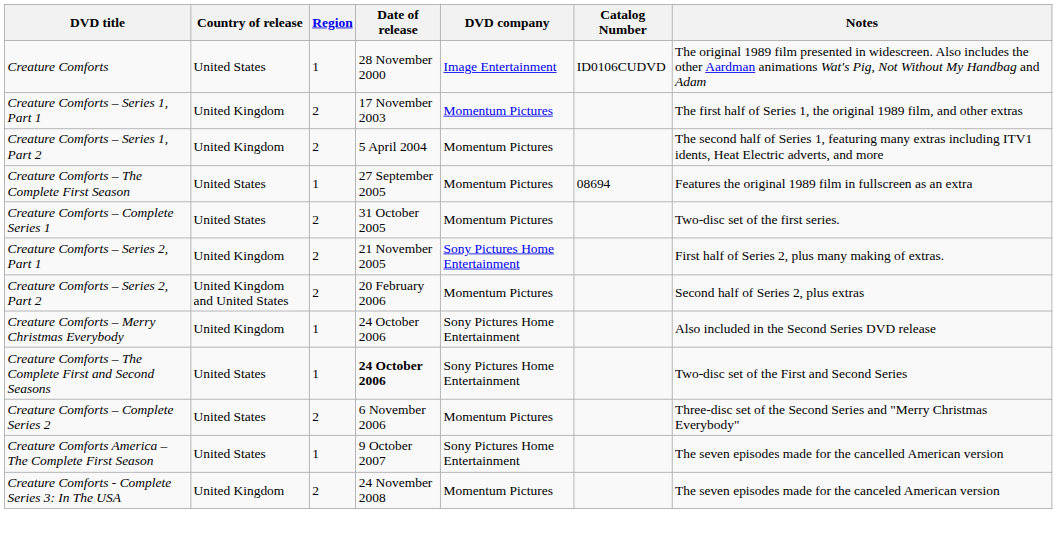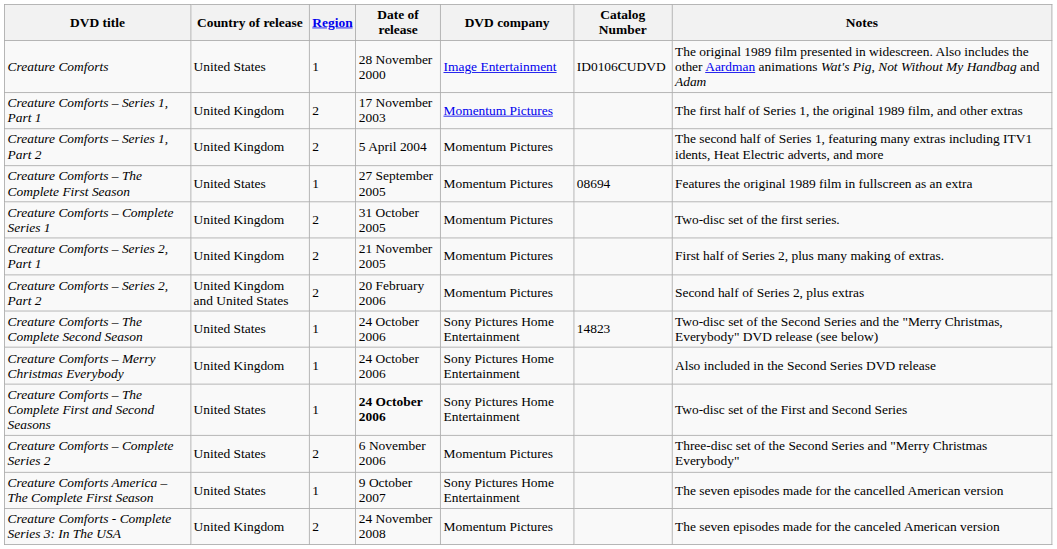(230, 220) United States -> (239, 220) United Kingdom
(499, 256) Sony Pictures Home Entertainment -> (498, 256) Momentum Pictures
+ row: (75, 329)
